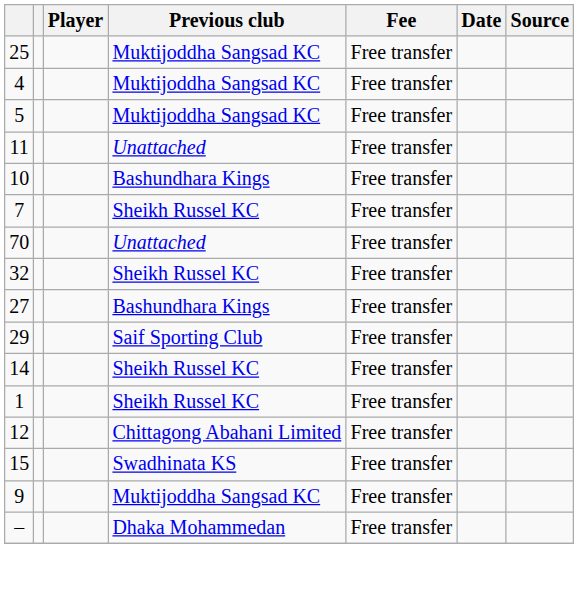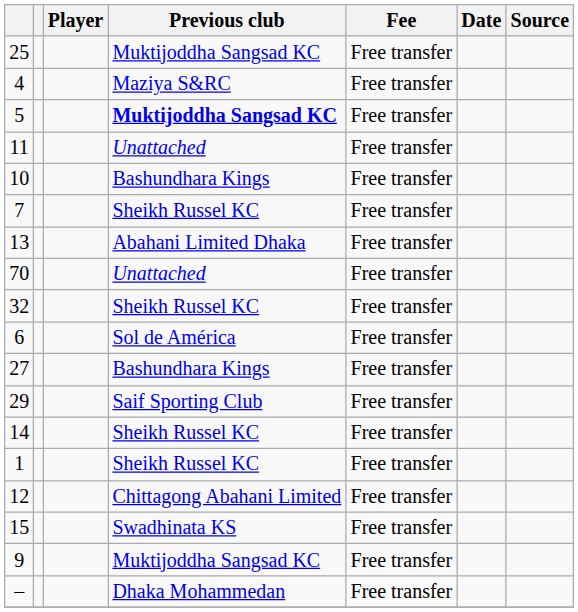(216, 83) Muktijoddha Sangsad KC -> (172, 83) Maziya S&RC
(216, 115) normal -> (225, 115) bold
+ row: (19, 242)
+ row: (19, 337)
